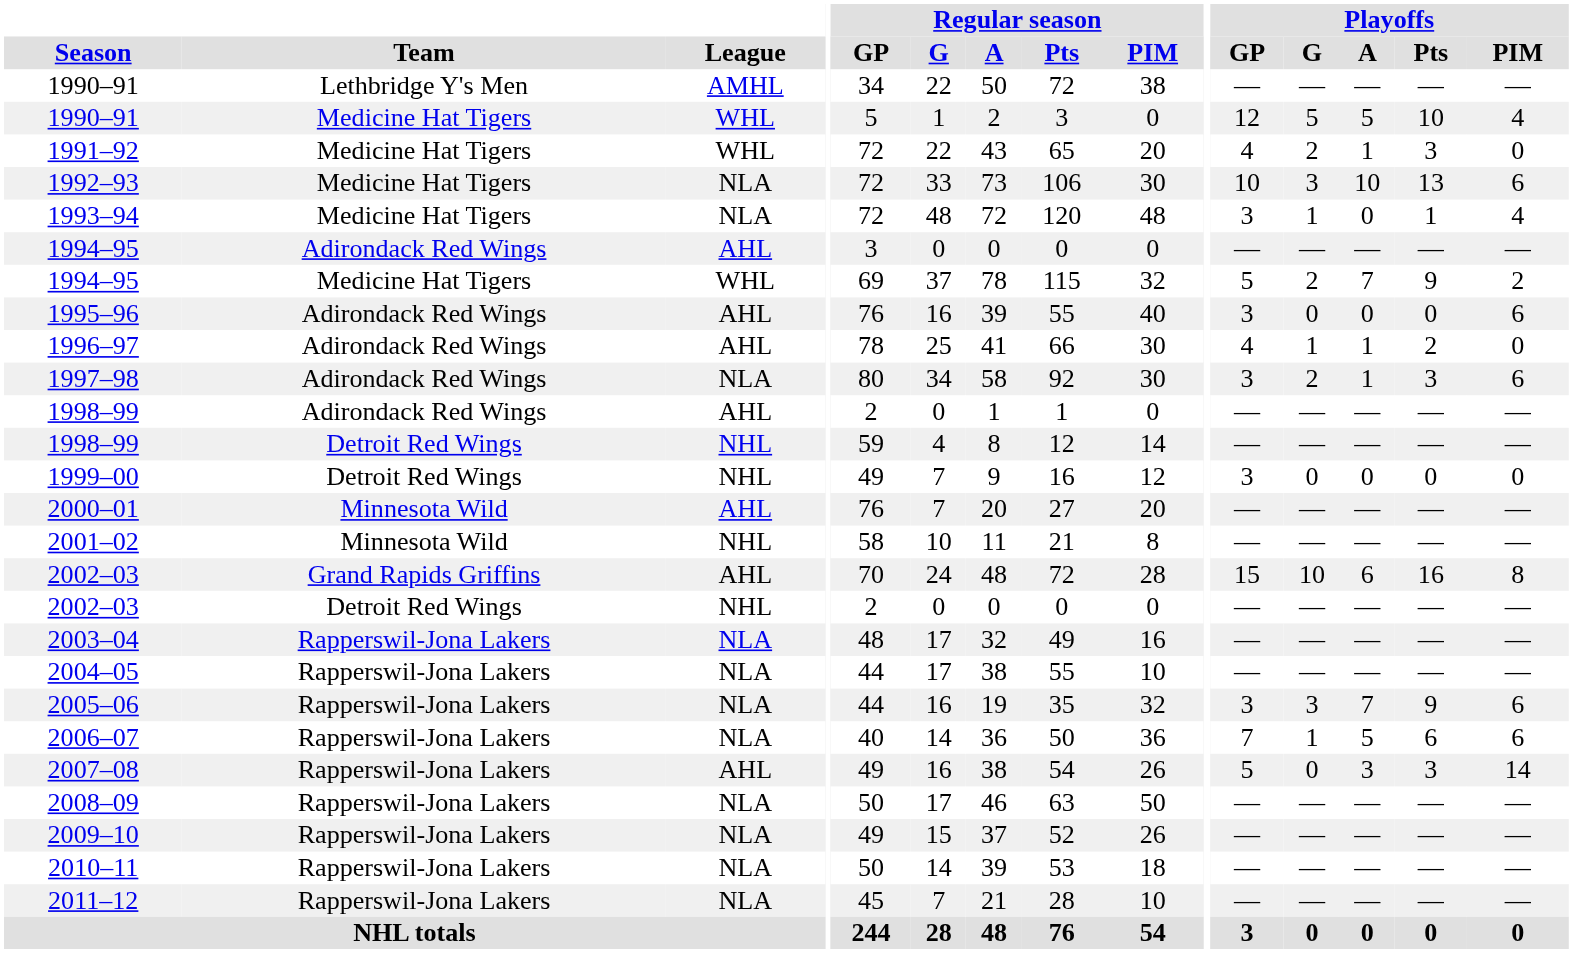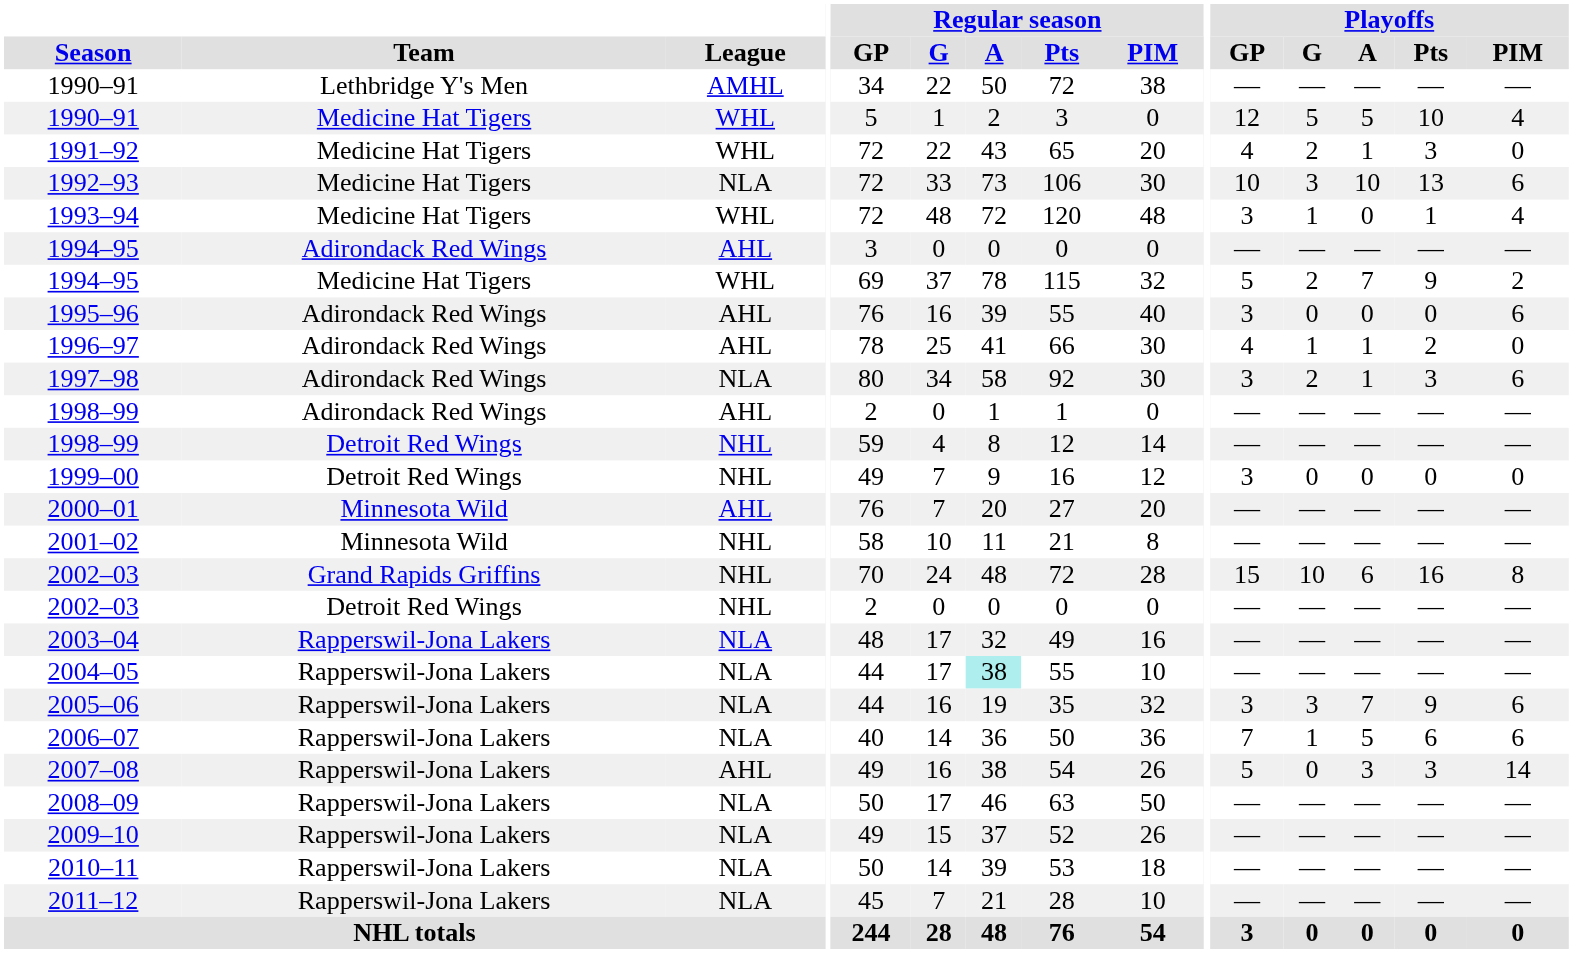(745, 215) NLA -> (745, 215) WHL
(745, 574) AHL -> (745, 574) NHL
(994, 671) no background -> (994, 671) paleturquoise background
